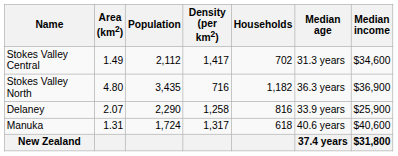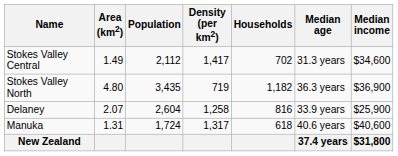(220, 88) 716 -> (220, 88) 719
(168, 110) 2,290 -> (168, 110) 2,604
